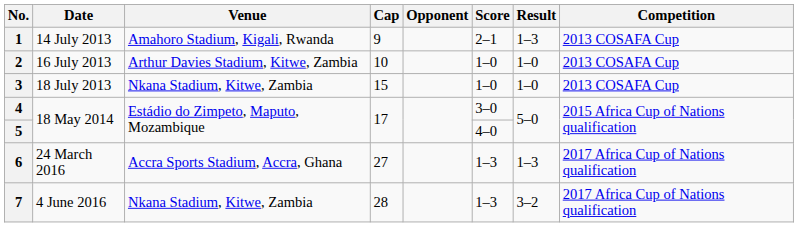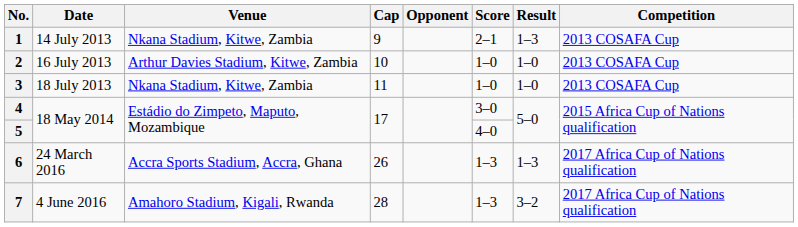(231, 39) Amahoro Stadium, Kigali, Rwanda -> (220, 39) Nkana Stadium, Kitwe, Zambia
(381, 85) 15 -> (381, 85) 11
(381, 162) 27 -> (381, 162) 26
(220, 202) Nkana Stadium, Kitwe, Zambia -> (231, 202) Amahoro Stadium, Kigali, Rwanda
